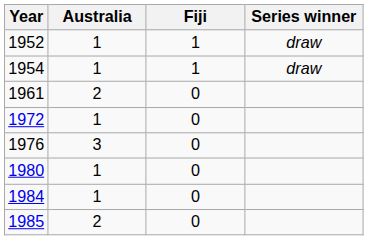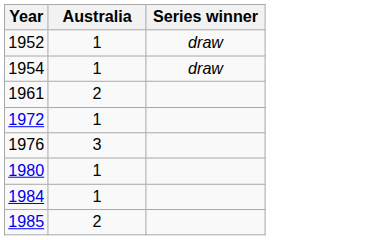- column: (195, 17)
